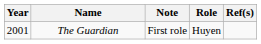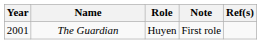columns swapped: (207, 13) <-> (167, 13)
